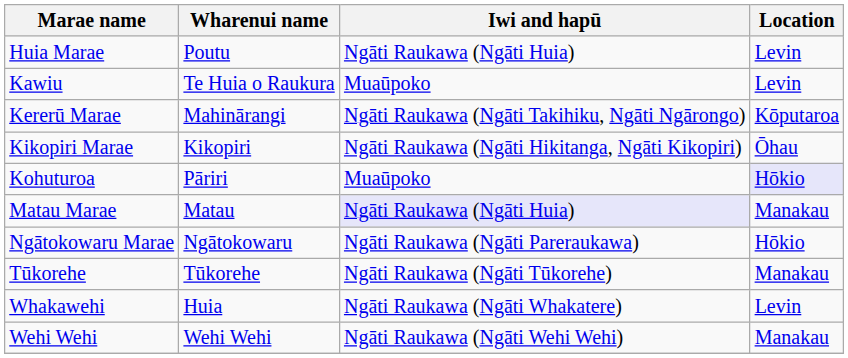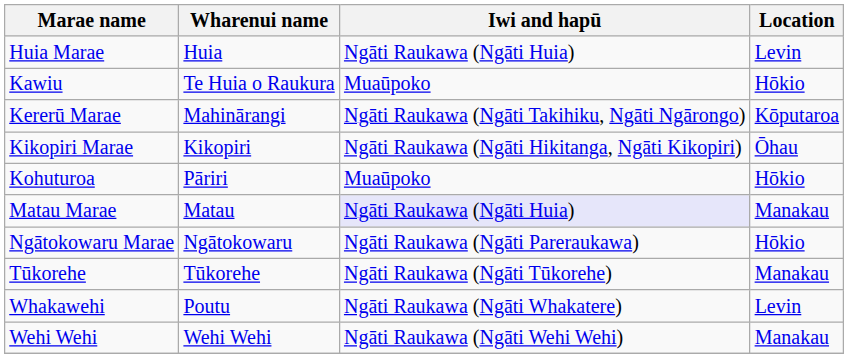(207, 52) Poutu -> (203, 52) Huia
(778, 83) Levin -> (780, 83) Hōkio
(780, 178) lavender background -> (780, 178) no background
(203, 305) Huia -> (207, 305) Poutu
